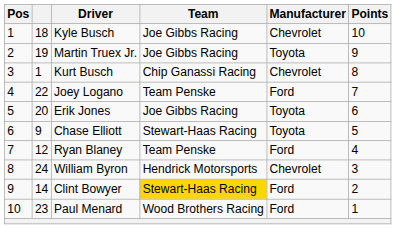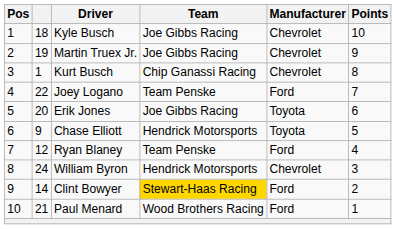(287, 52) Toyota -> (295, 52) Chevrolet
(200, 130) Stewart-Haas Racing -> (200, 130) Hendrick Motorsports
(42, 208) 23 -> (42, 208) 21
